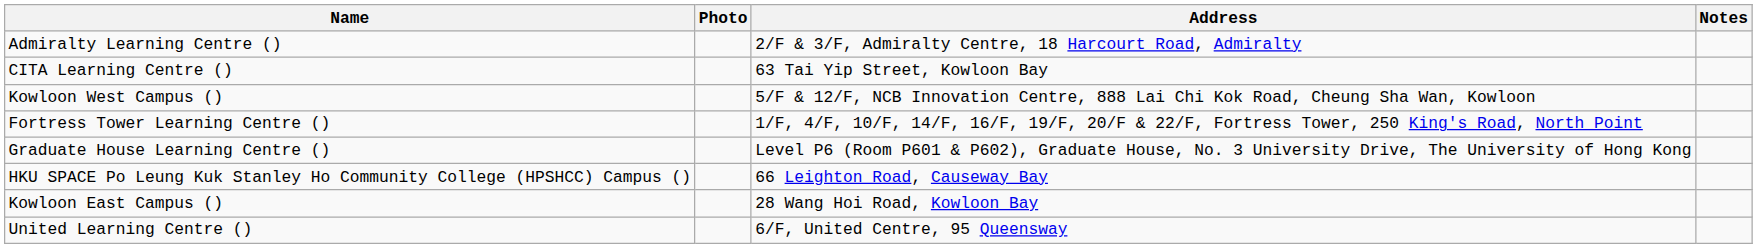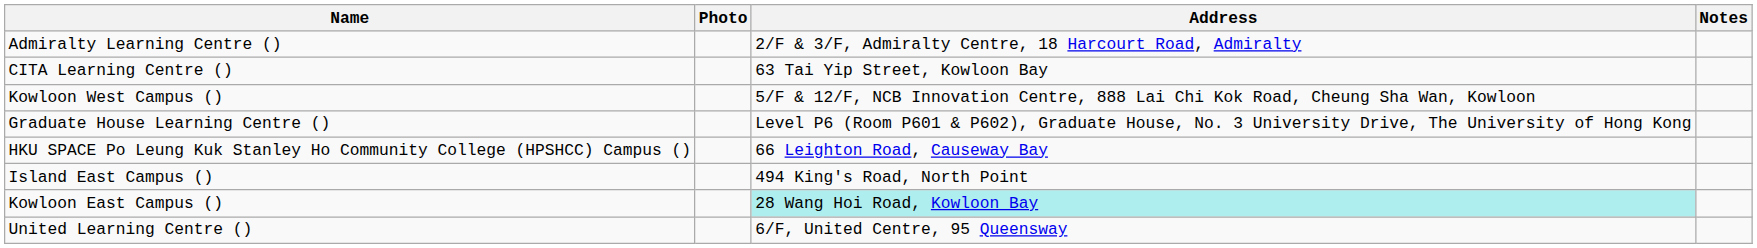- row: (169, 124)
+ row: (111, 177)
(897, 203) no background -> (897, 203) paleturquoise background
